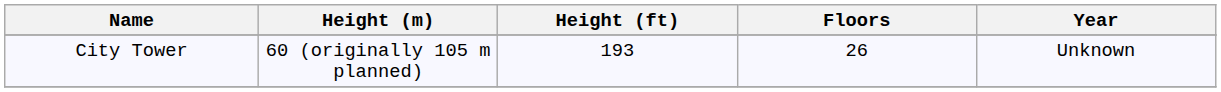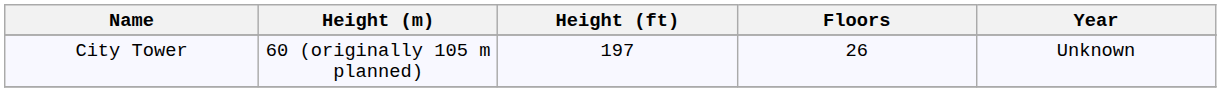(617, 50) 193 -> (617, 50) 197
